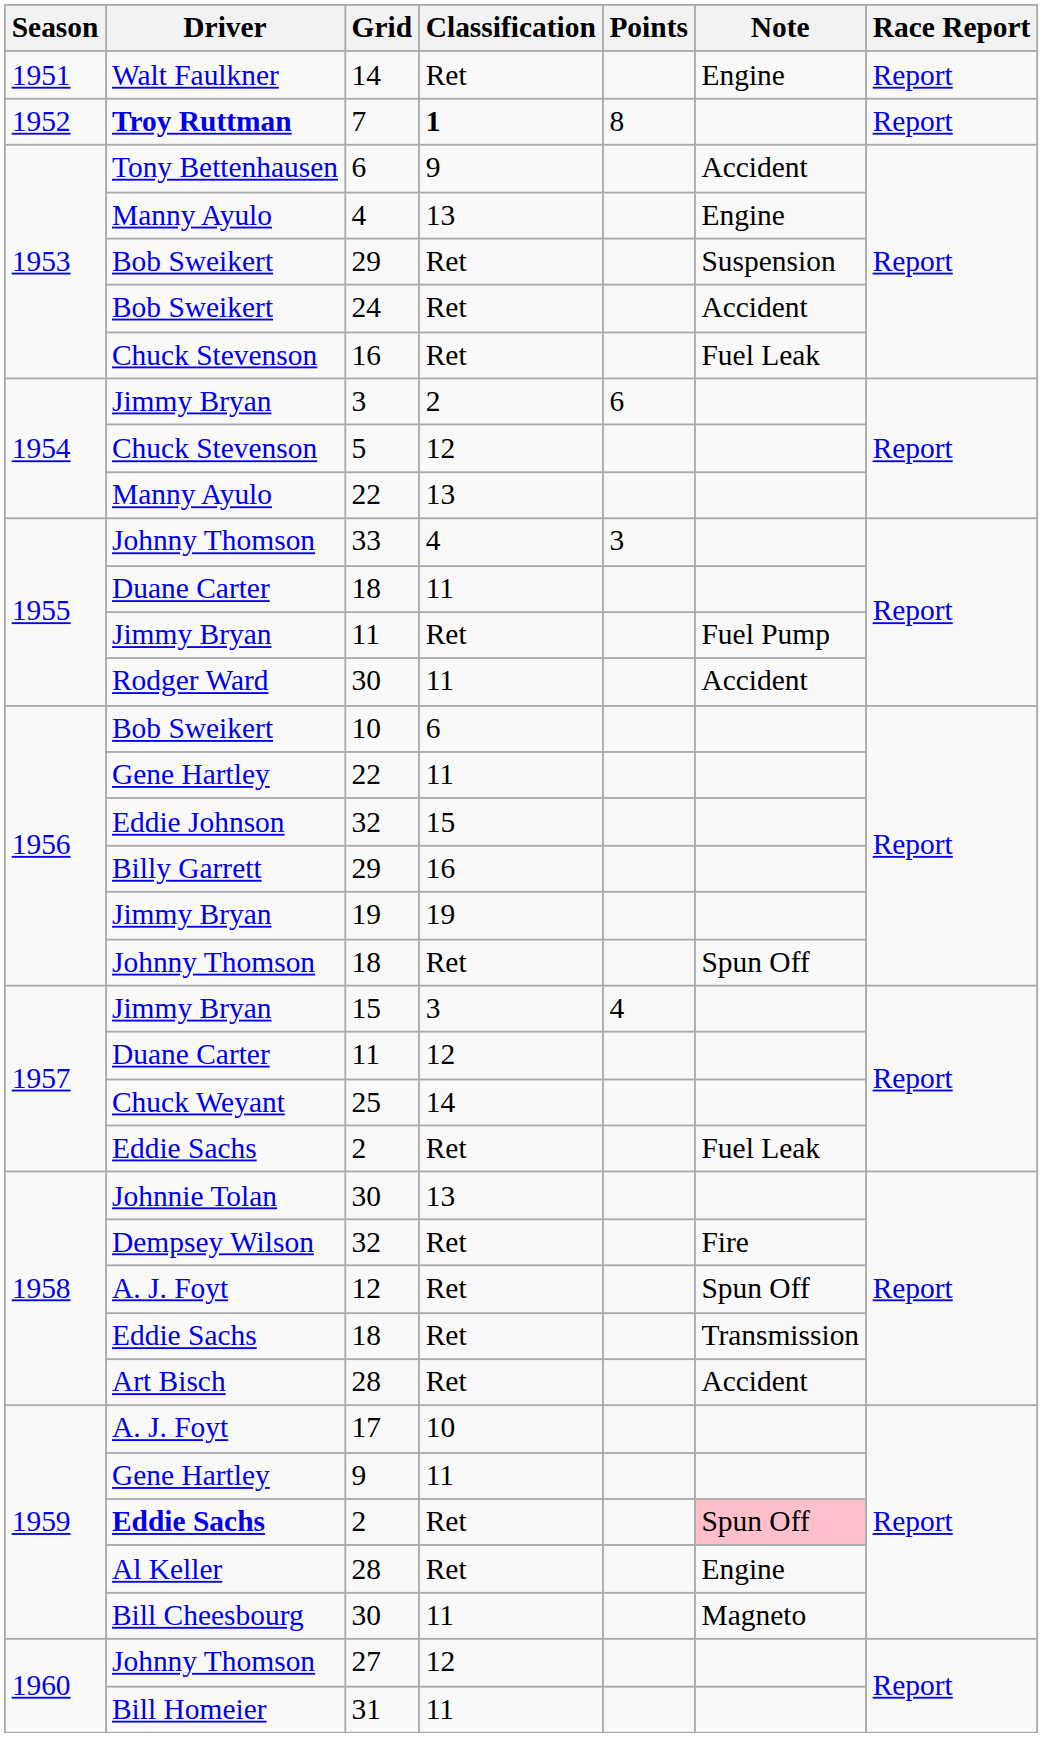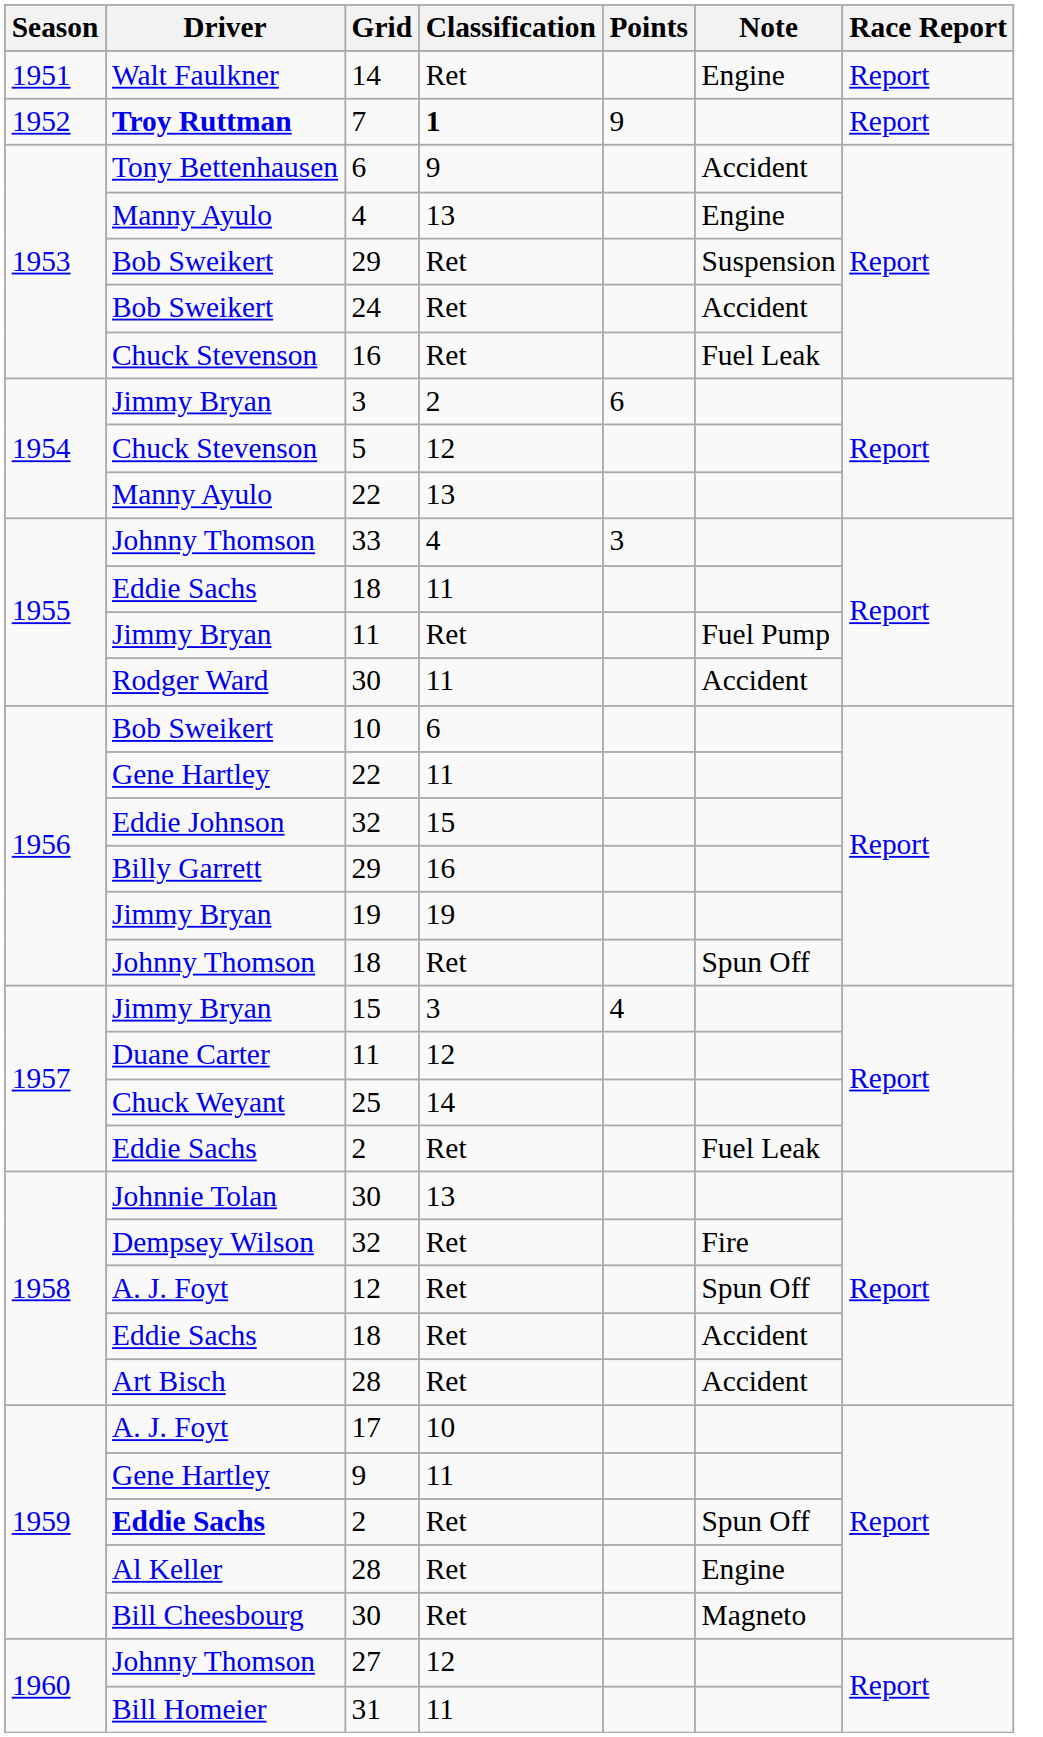(617, 121) 8 -> (617, 121) 9
(191, 588) Duane Carter -> (184, 588) Eddie Sachs
(780, 1335) Transmission -> (755, 1335) Accident
(756, 1521) pink background -> (756, 1521) no background
(440, 1615) 11 -> (446, 1615) Ret
